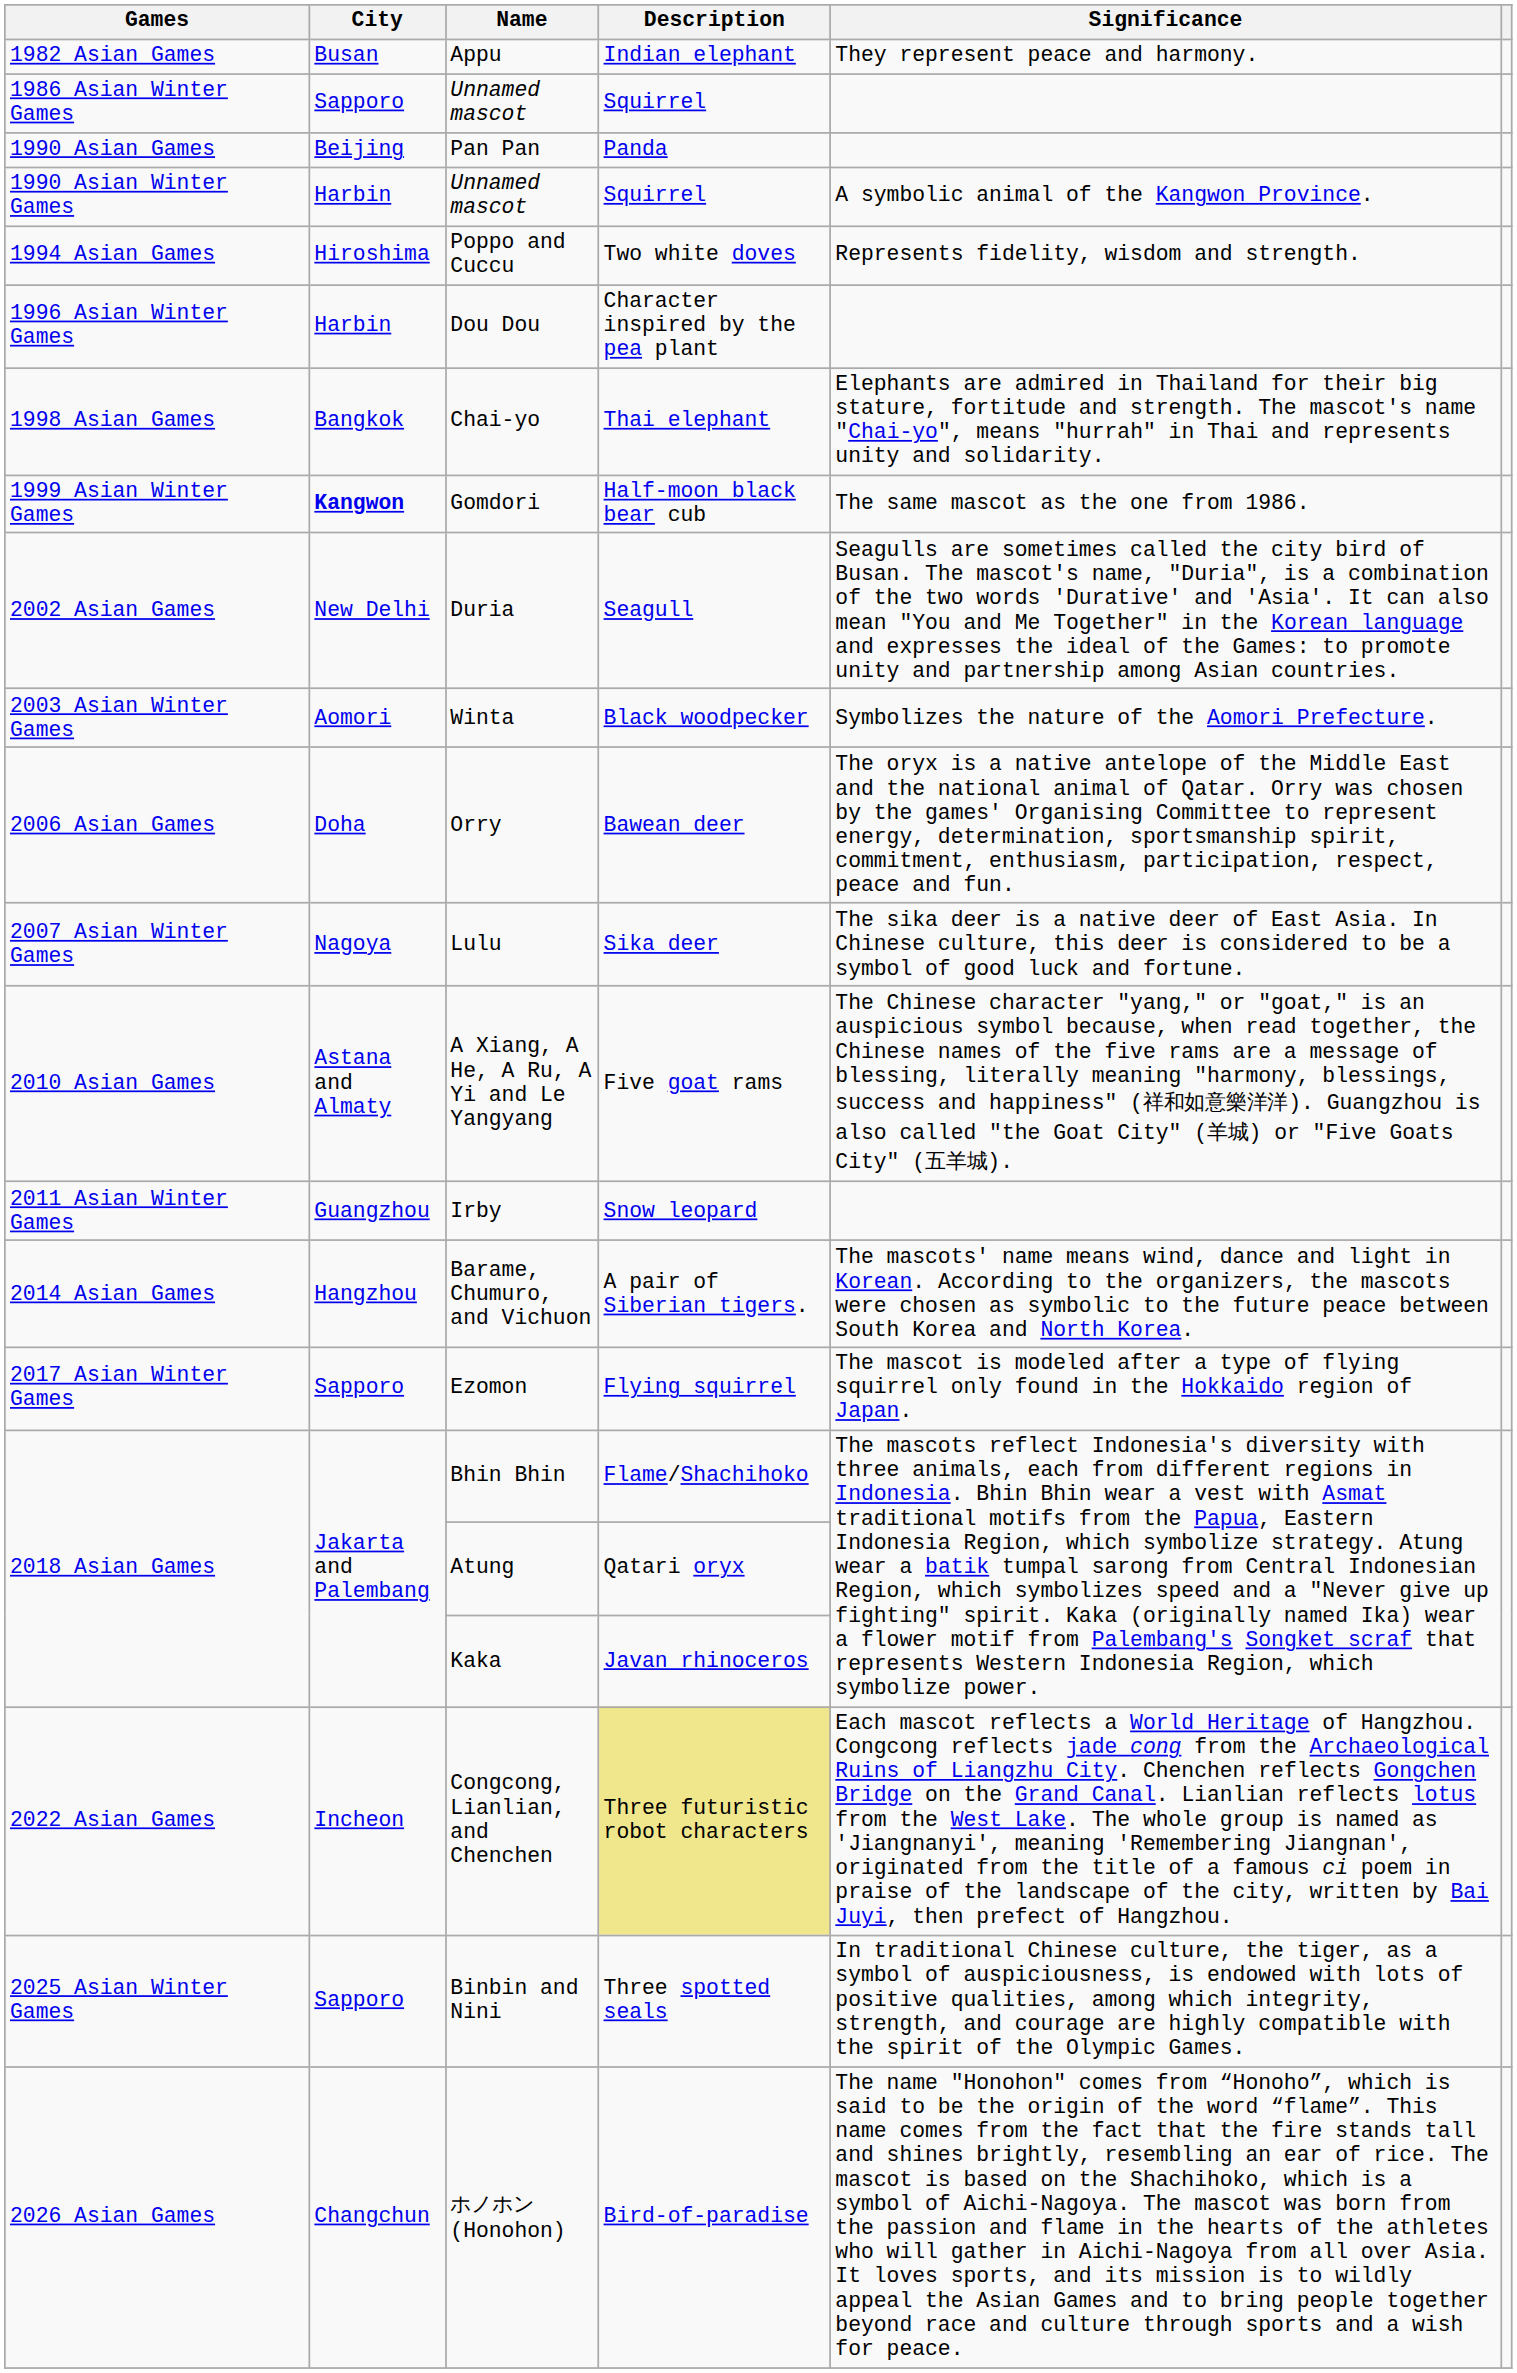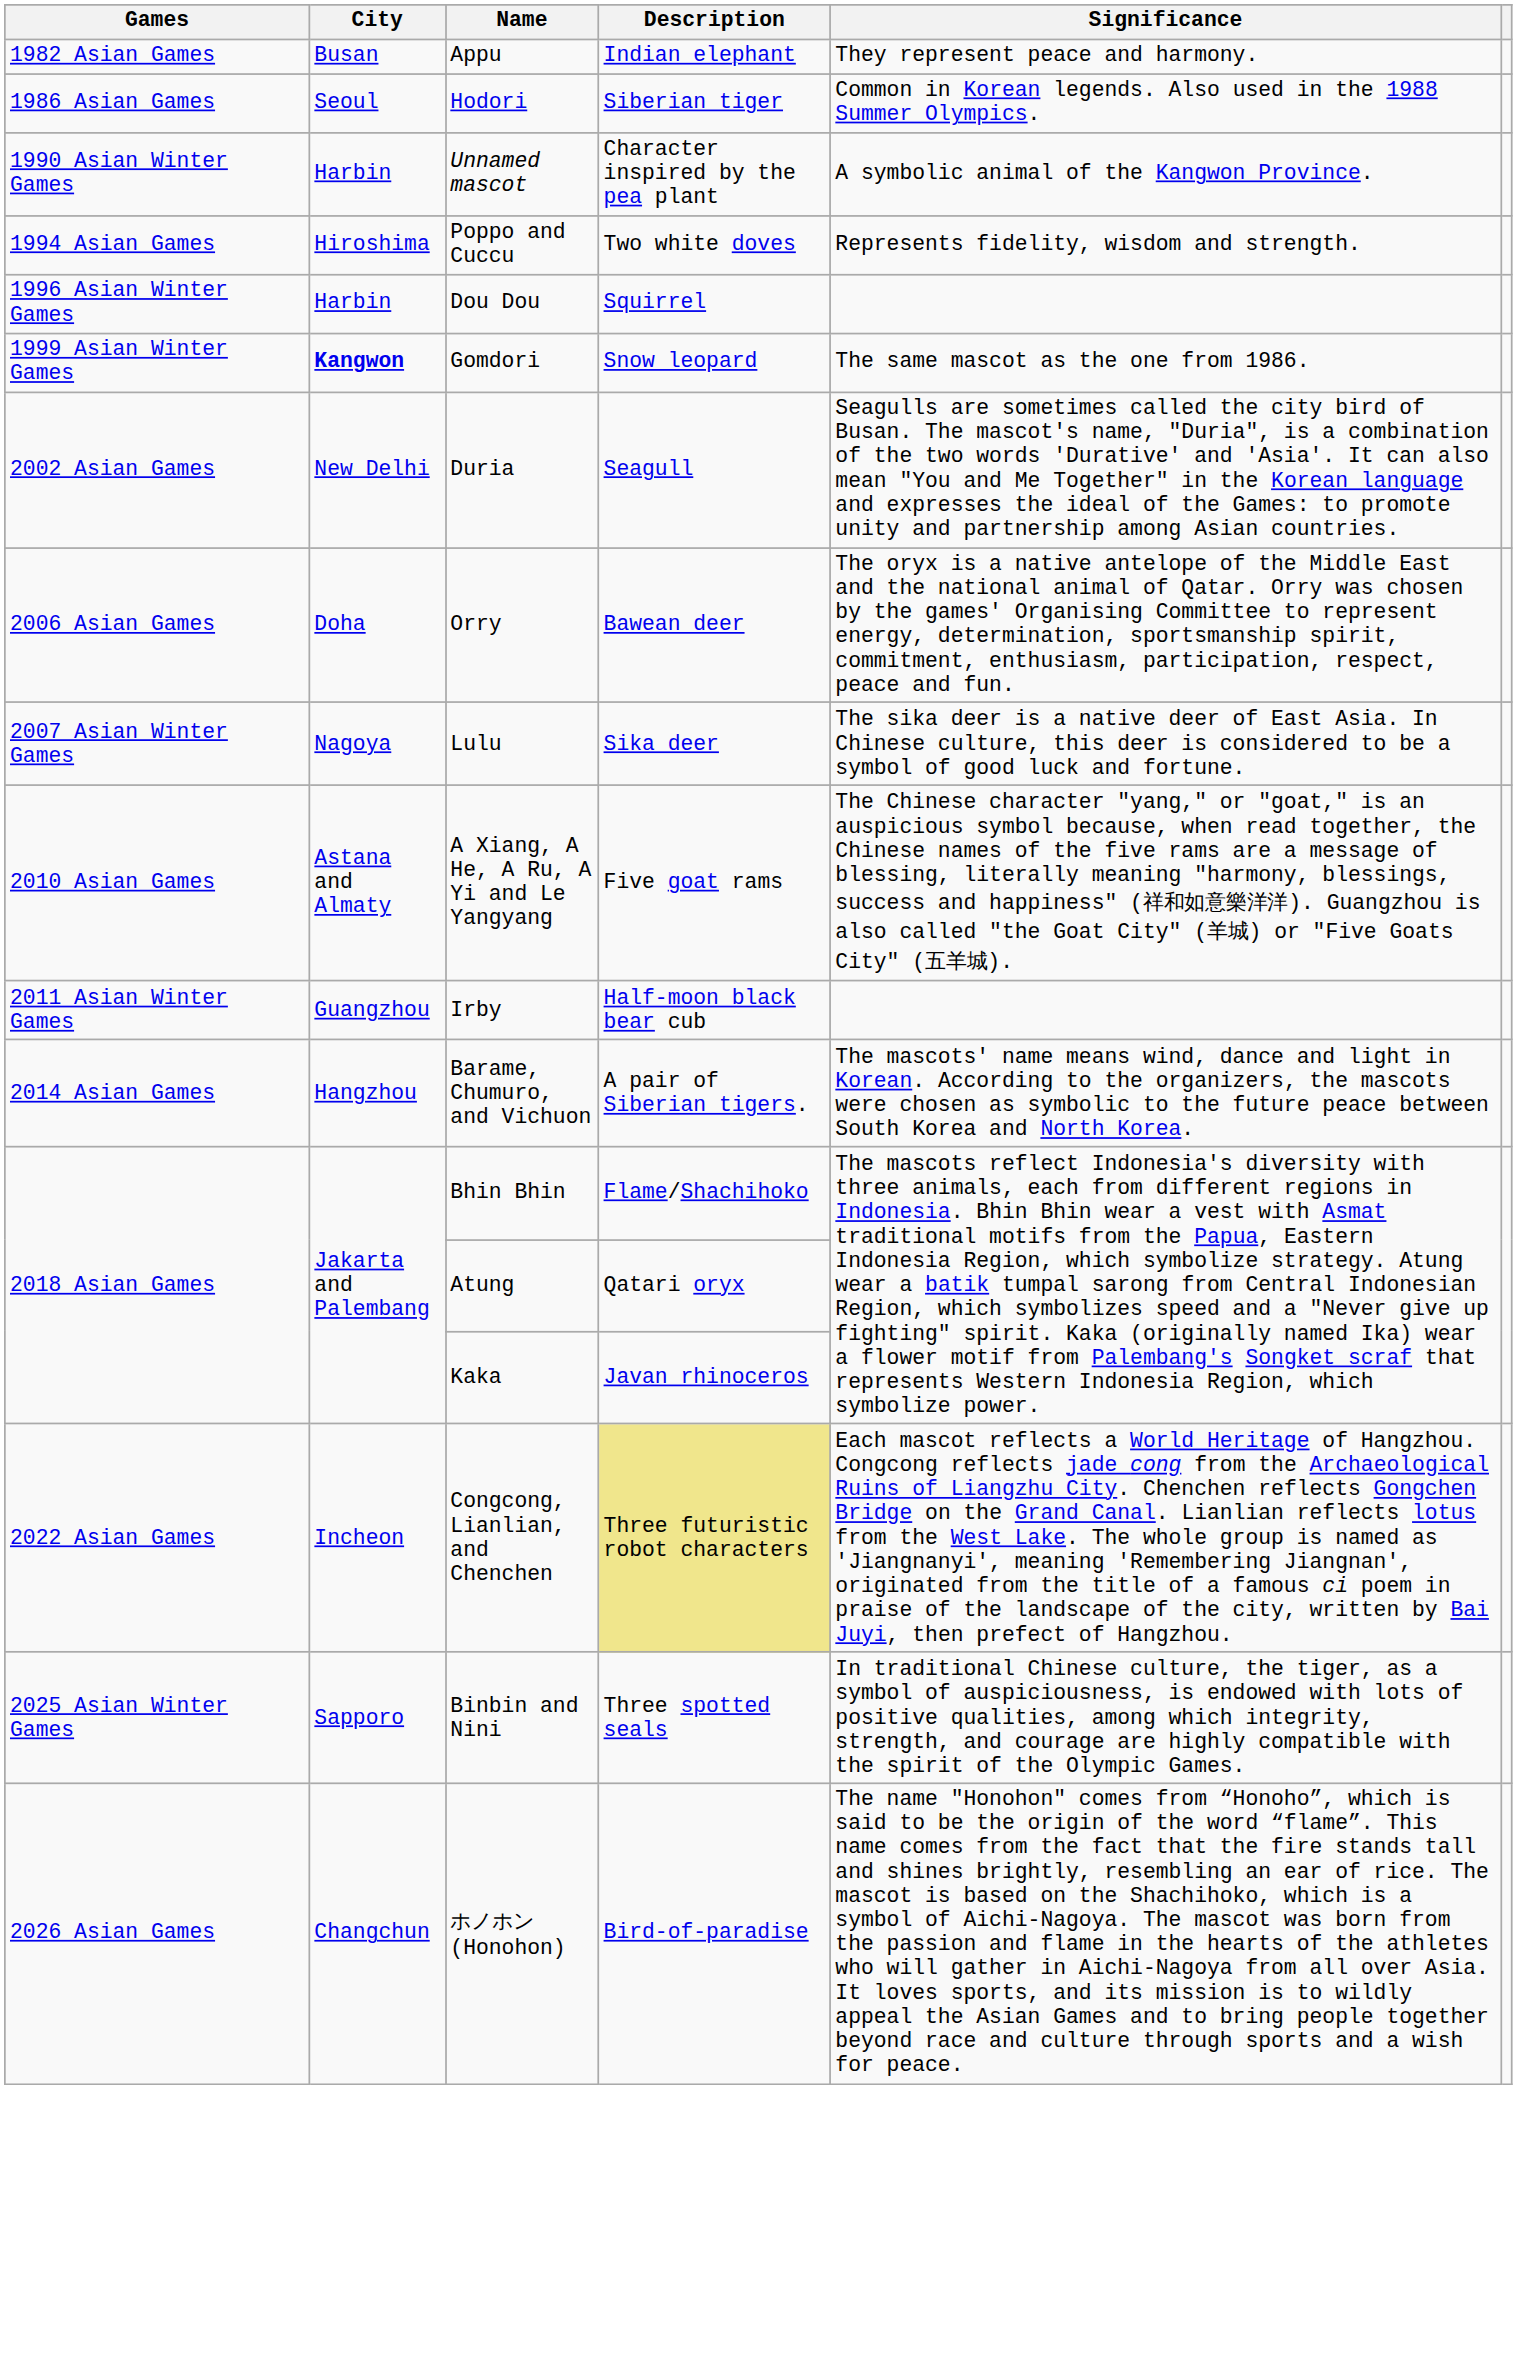+ row: (113, 104)
- row: (119, 104)
- row: (113, 150)
(655, 197) Squirrel -> (700, 174) Character inspired by the pea plant
(700, 326) Character inspired by the pea plant -> (655, 304) Squirrel
- row: (113, 421)
(700, 504) Half-moon black bear cub -> (680, 363) Snow leopard
- row: (119, 719)
(680, 1211) Snow leopard -> (700, 1011) Half-moon black bear cub
- row: (119, 1389)
